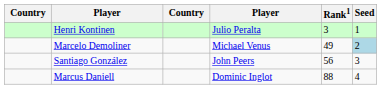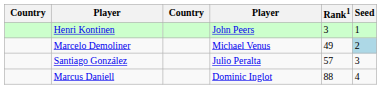(236, 30) Julio Peralta -> (233, 30) John Peers
(233, 61) John Peers -> (236, 61) Julio Peralta
(328, 61) 56 -> (328, 61) 57
